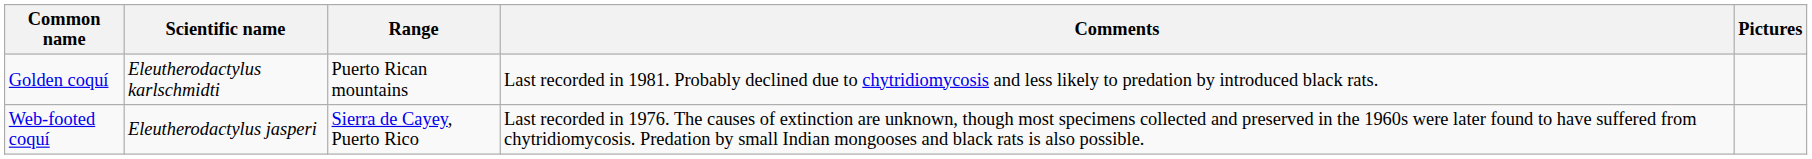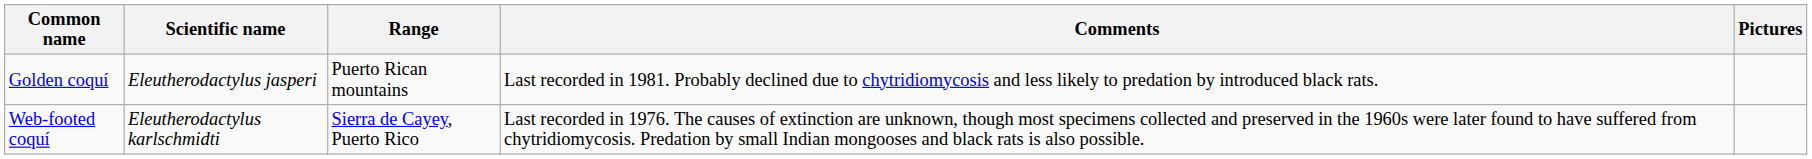(194, 79) Eleutherodactylus karlschmidti -> (222, 79) Eleutherodactylus jasperi
(222, 129) Eleutherodactylus jasperi -> (194, 129) Eleutherodactylus karlschmidti
